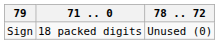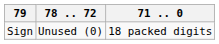columns swapped: (180, 13) <-> (90, 13)
